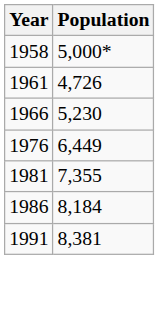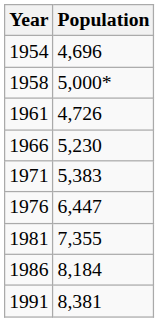+ row: (29, 51)
+ row: (29, 176)
(80, 144) 6,449 -> (80, 207) 6,447
